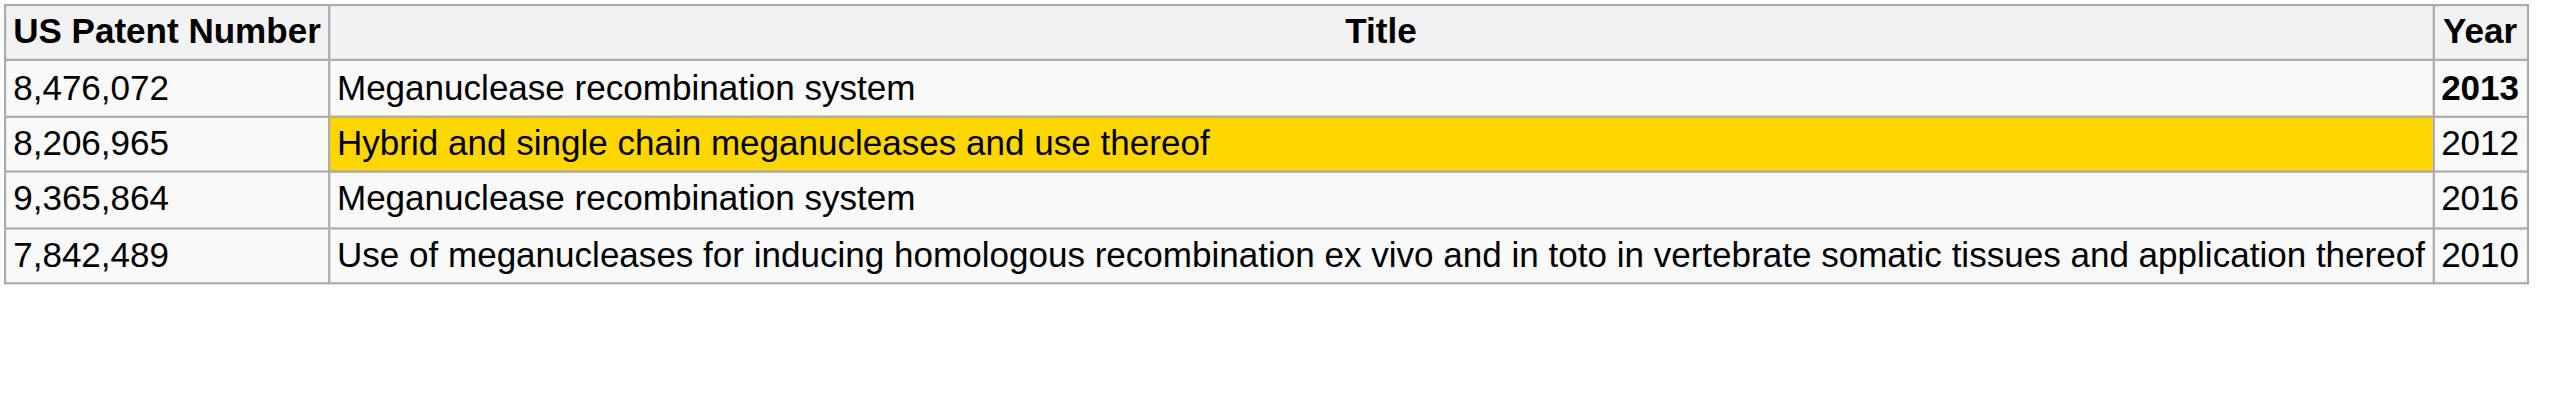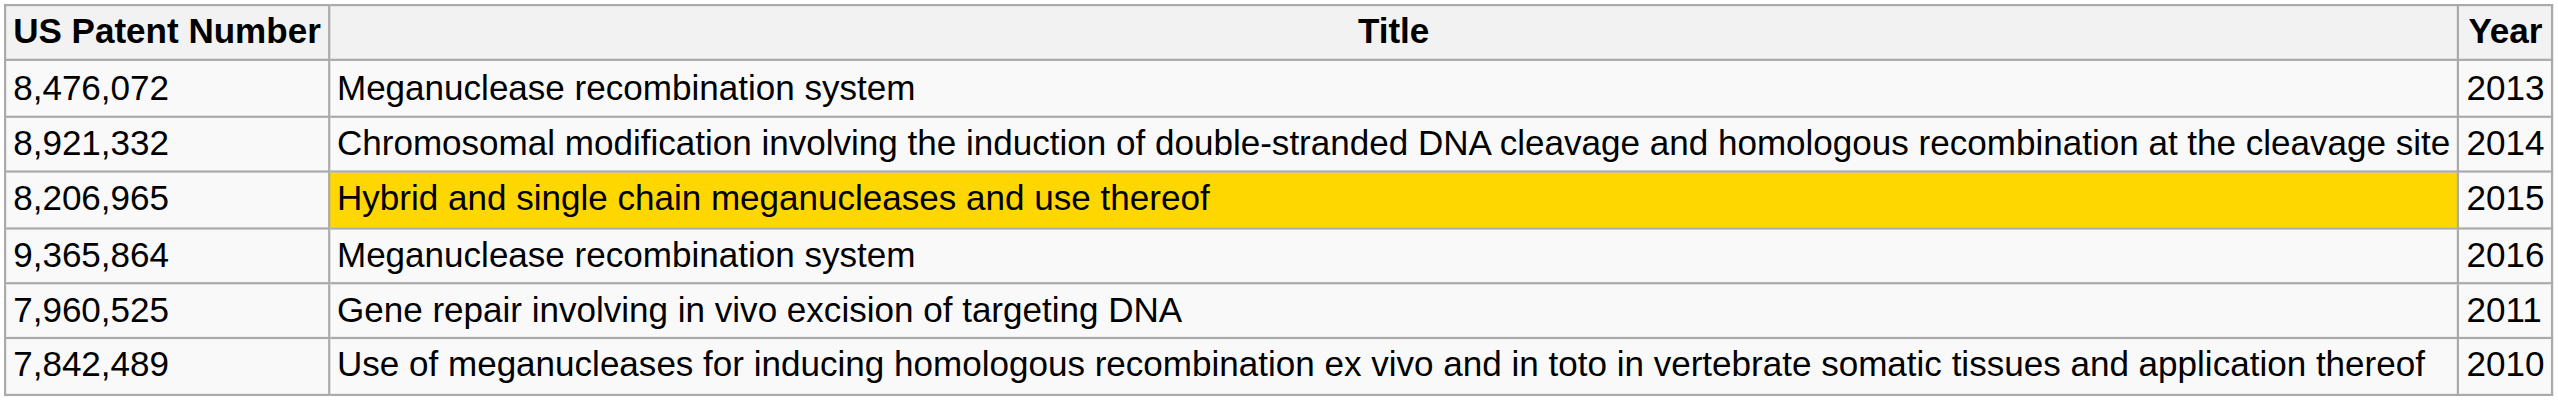(2480, 87) bold -> (2505, 87) normal
+ row: (91, 143)
(2480, 143) 2012 -> (2505, 198) 2015
+ row: (91, 310)
